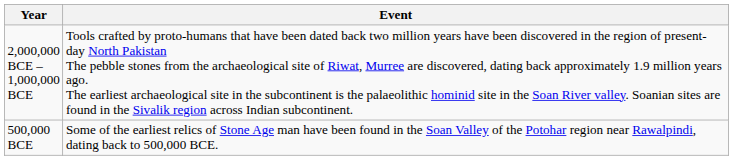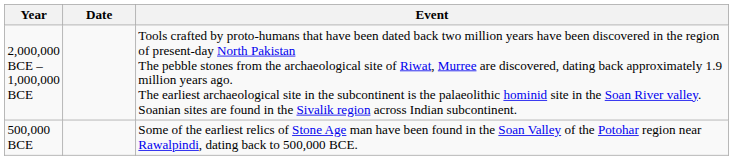+ column: (99, 14)
